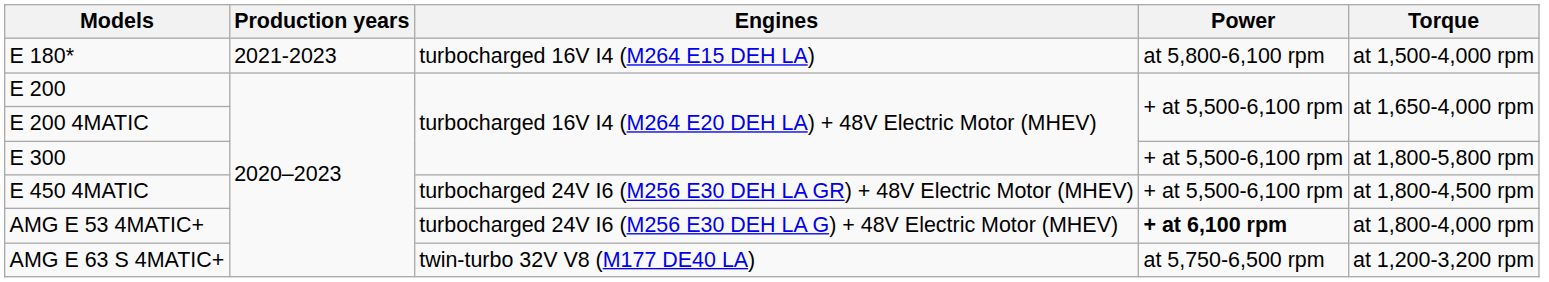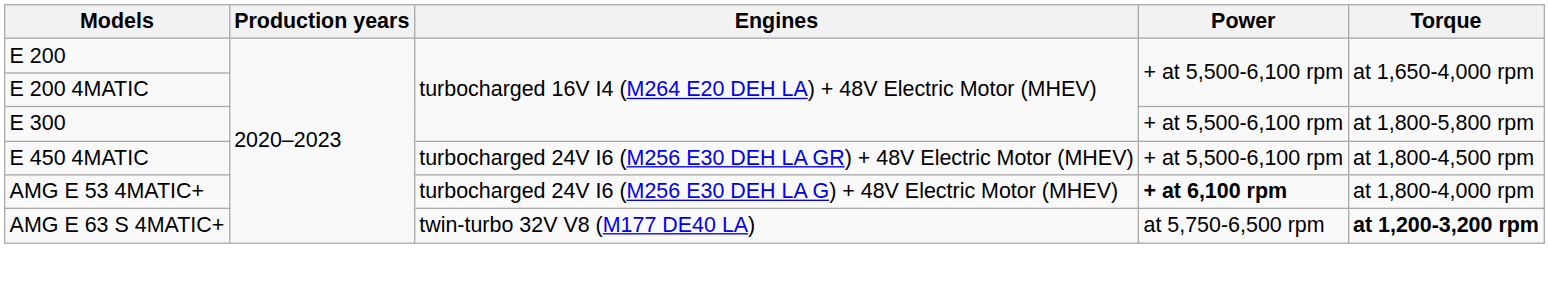- row: (42, 55)
(1444, 259) normal -> (1446, 225) bold
